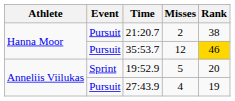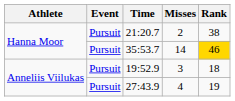(180, 50) 12 -> (180, 50) 14
(103, 68) Sprint -> (105, 68) Pursuit
(180, 68) 5 -> (180, 68) 3
(214, 68) 20 -> (214, 68) 18
